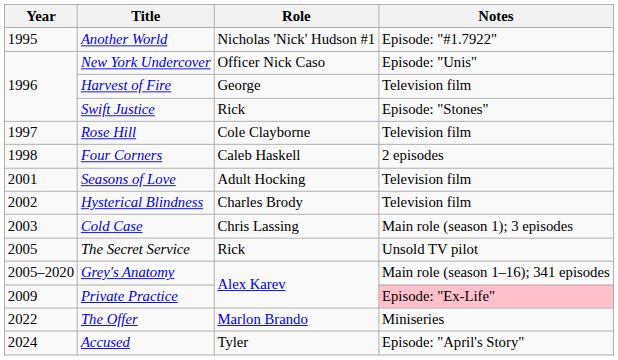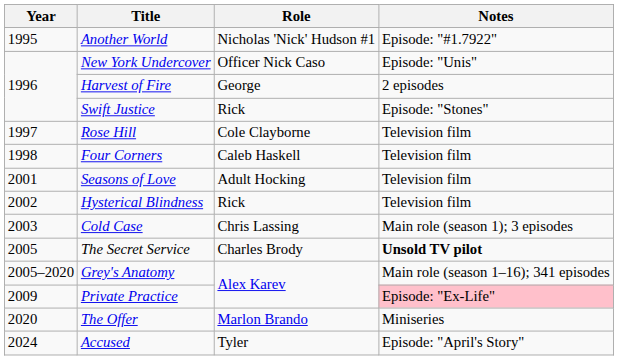(427, 86) Television film -> (413, 86) 2 episodes
(413, 156) 2 episodes -> (427, 156) Television film
(260, 202) Charles Brody -> (231, 202) Rick
(231, 249) Rick -> (260, 249) Charles Brody
(430, 249) normal -> (432, 249) bold
(23, 319) 2022 -> (23, 319) 2020
